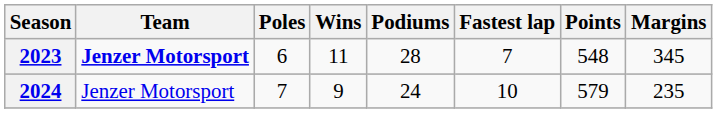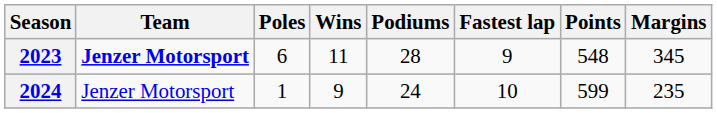(507, 55) 7 -> (507, 55) 9
(282, 90) 7 -> (282, 90) 1
(593, 90) 579 -> (593, 90) 599
